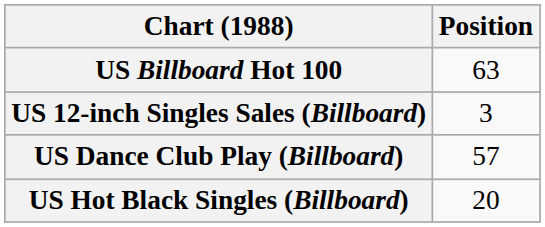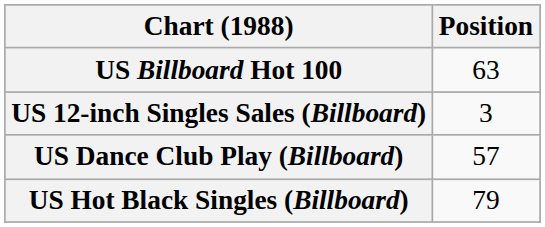(486, 199) 20 -> (486, 199) 79
